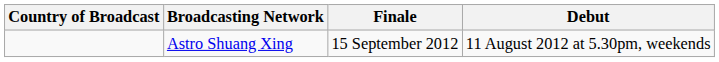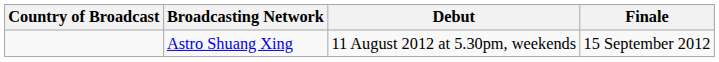columns swapped: (588, 17) <-> (395, 17)
